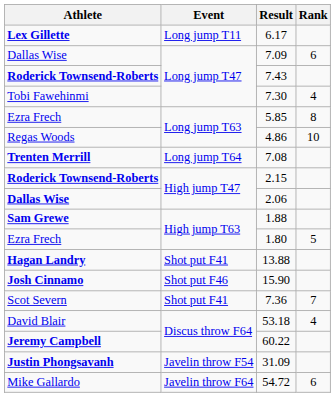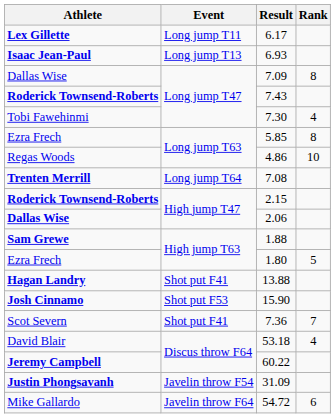+ row: (276, 55)
(313, 55) 6 -> (313, 76) 8
(196, 280) Shot put F46 -> (196, 301) Shot put F53
